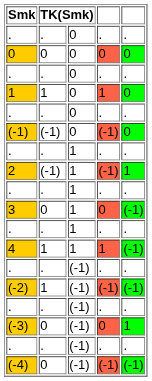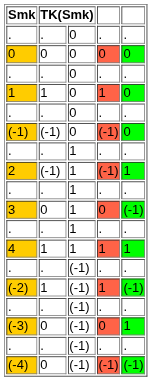(134, 248) (-1) -> (127, 248) 1
(109, 287) (-1) -> (102, 287) 1
